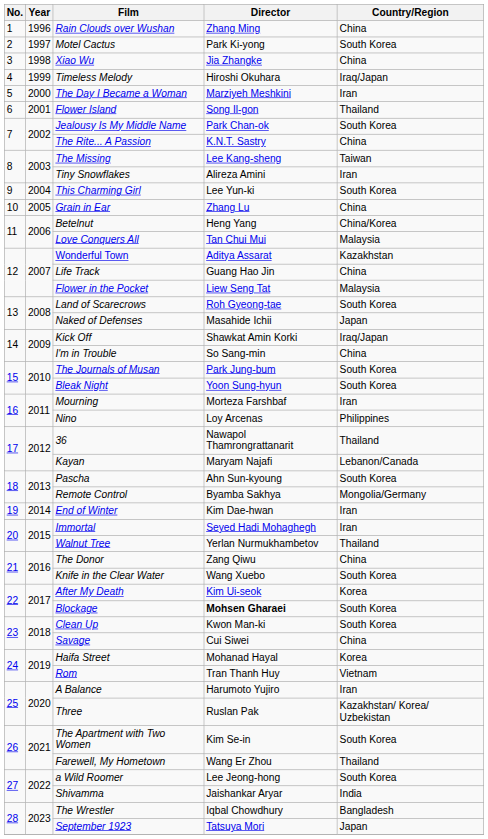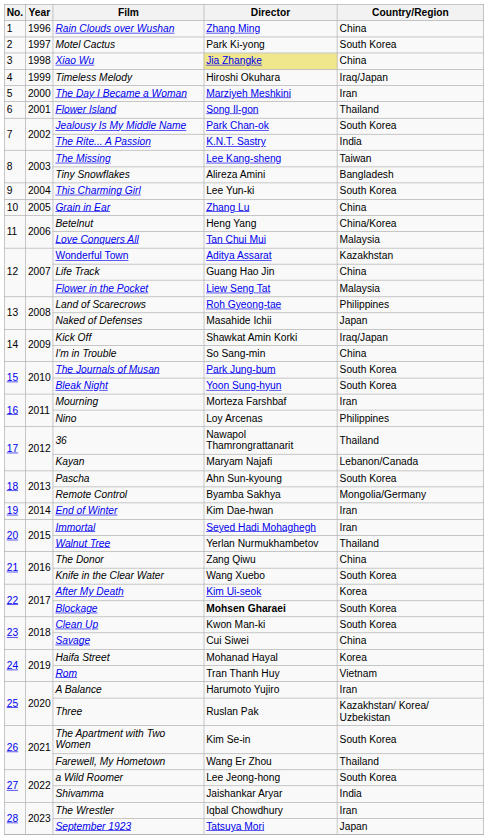(234, 61) no background -> (234, 61) khaki background
(353, 142) China -> (351, 142) India
(348, 175) Iran -> (367, 175) Bangladesh
(368, 304) South Korea -> (364, 304) Philippines
(367, 810) Bangladesh -> (348, 810) Iran
